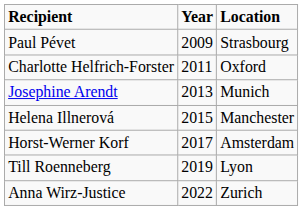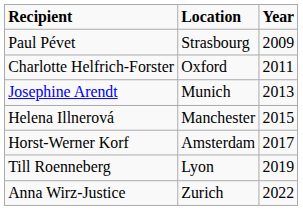columns swapped: (250, 17) <-> (197, 17)
